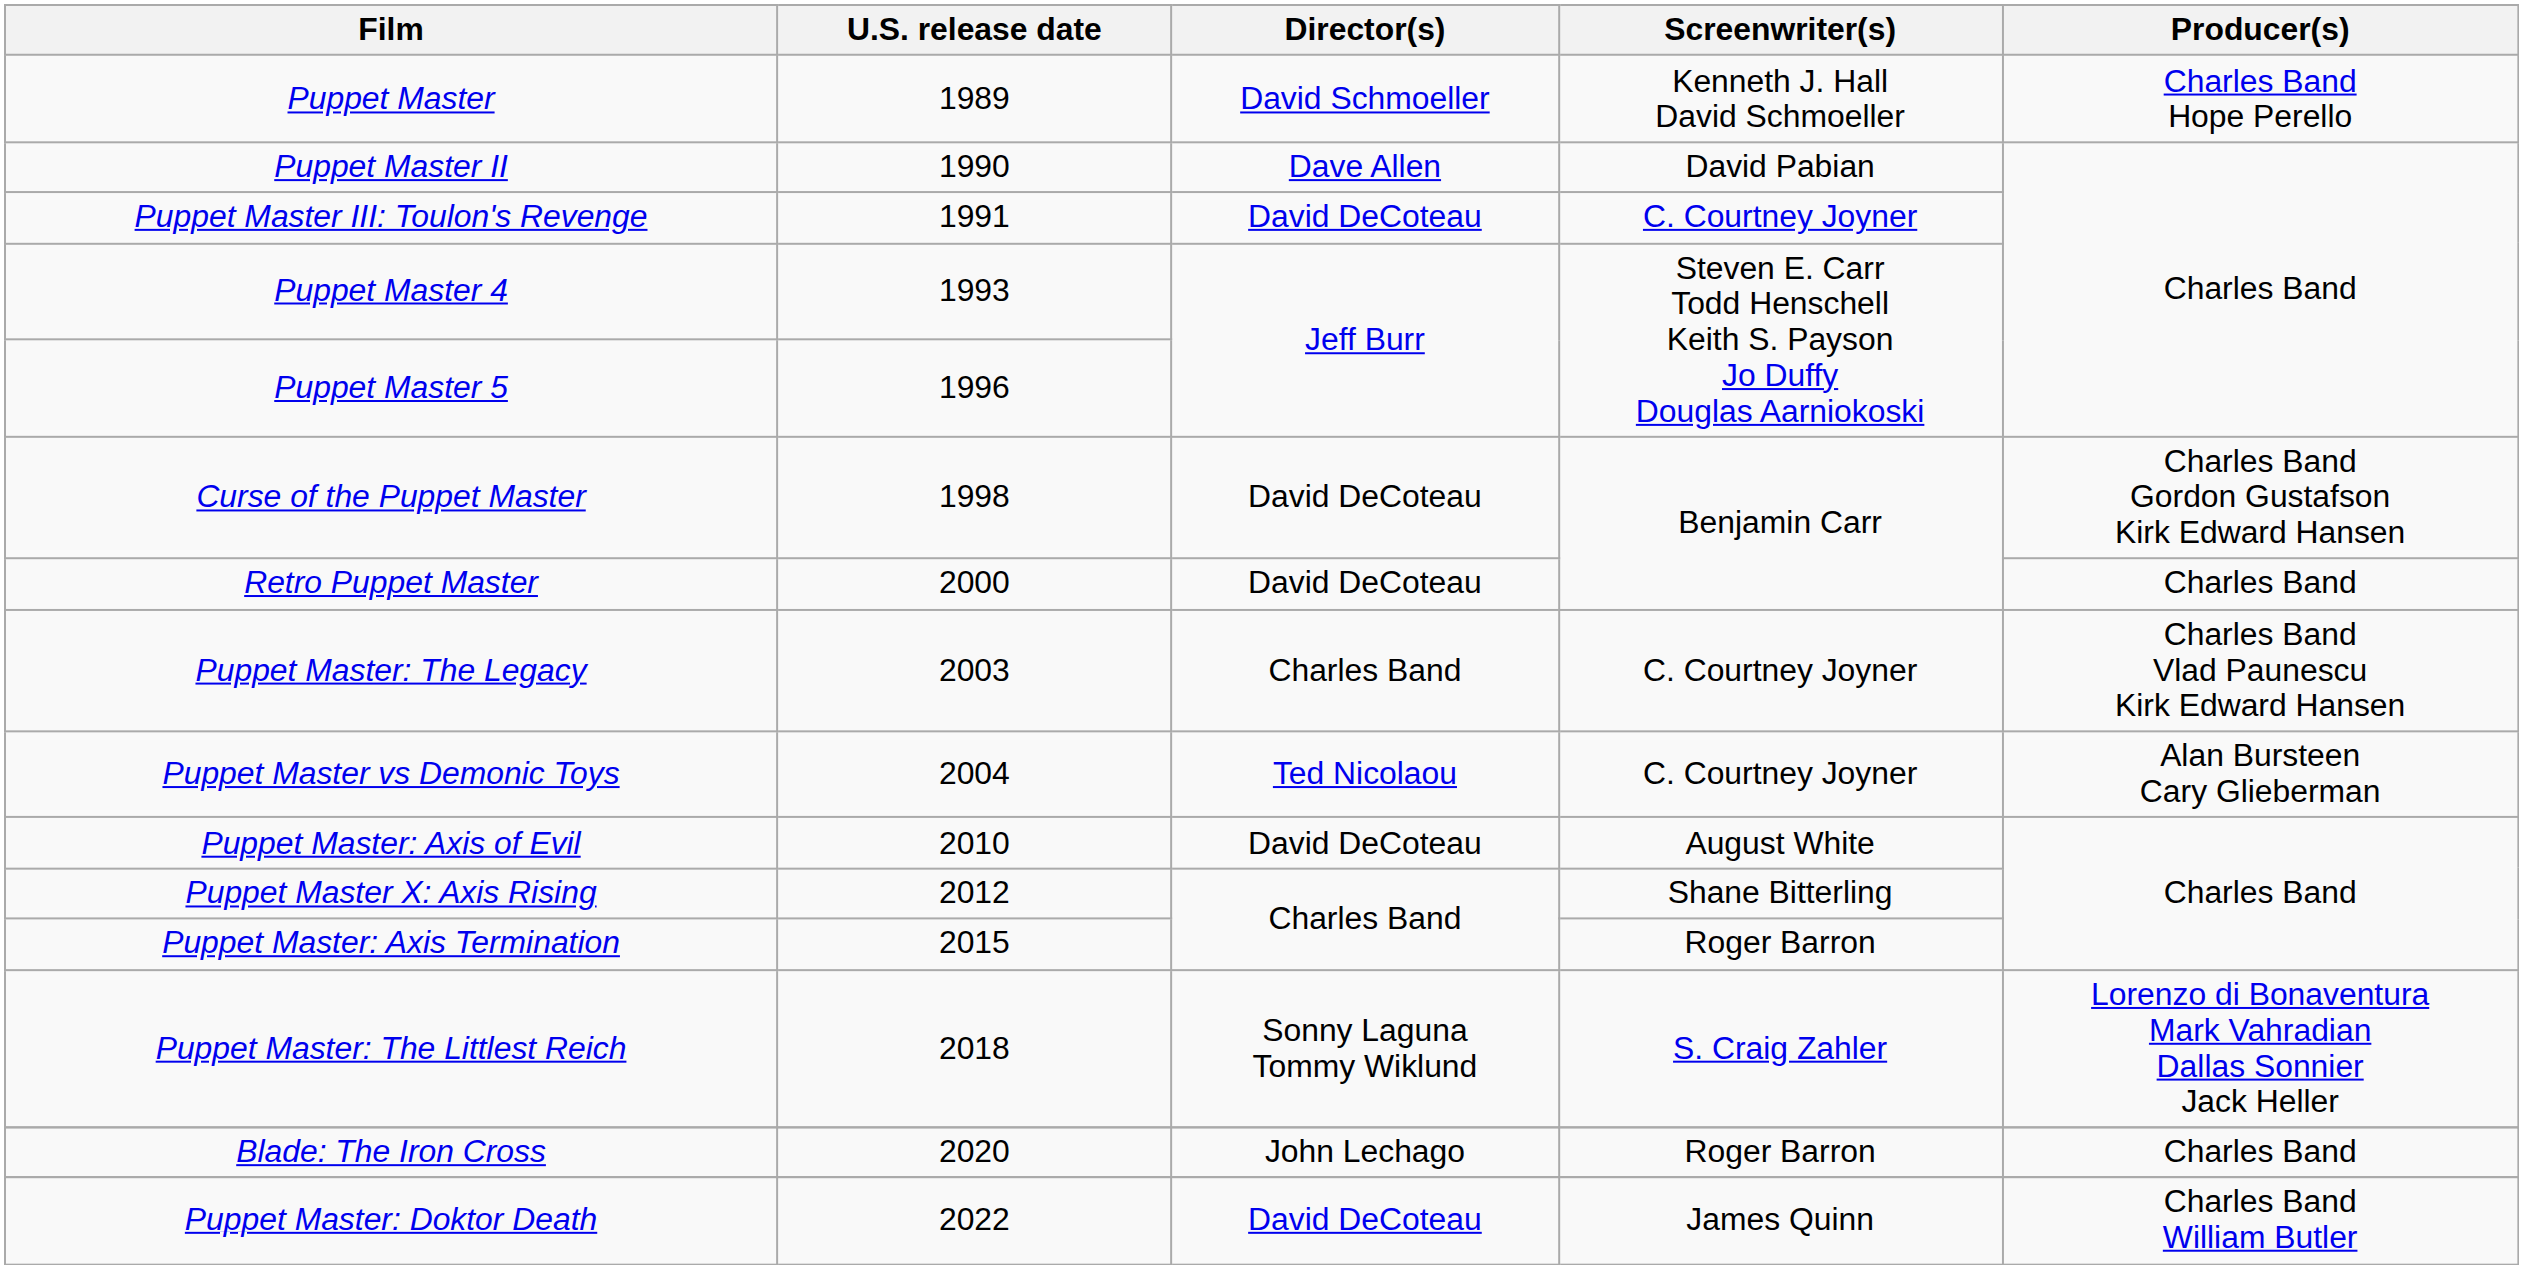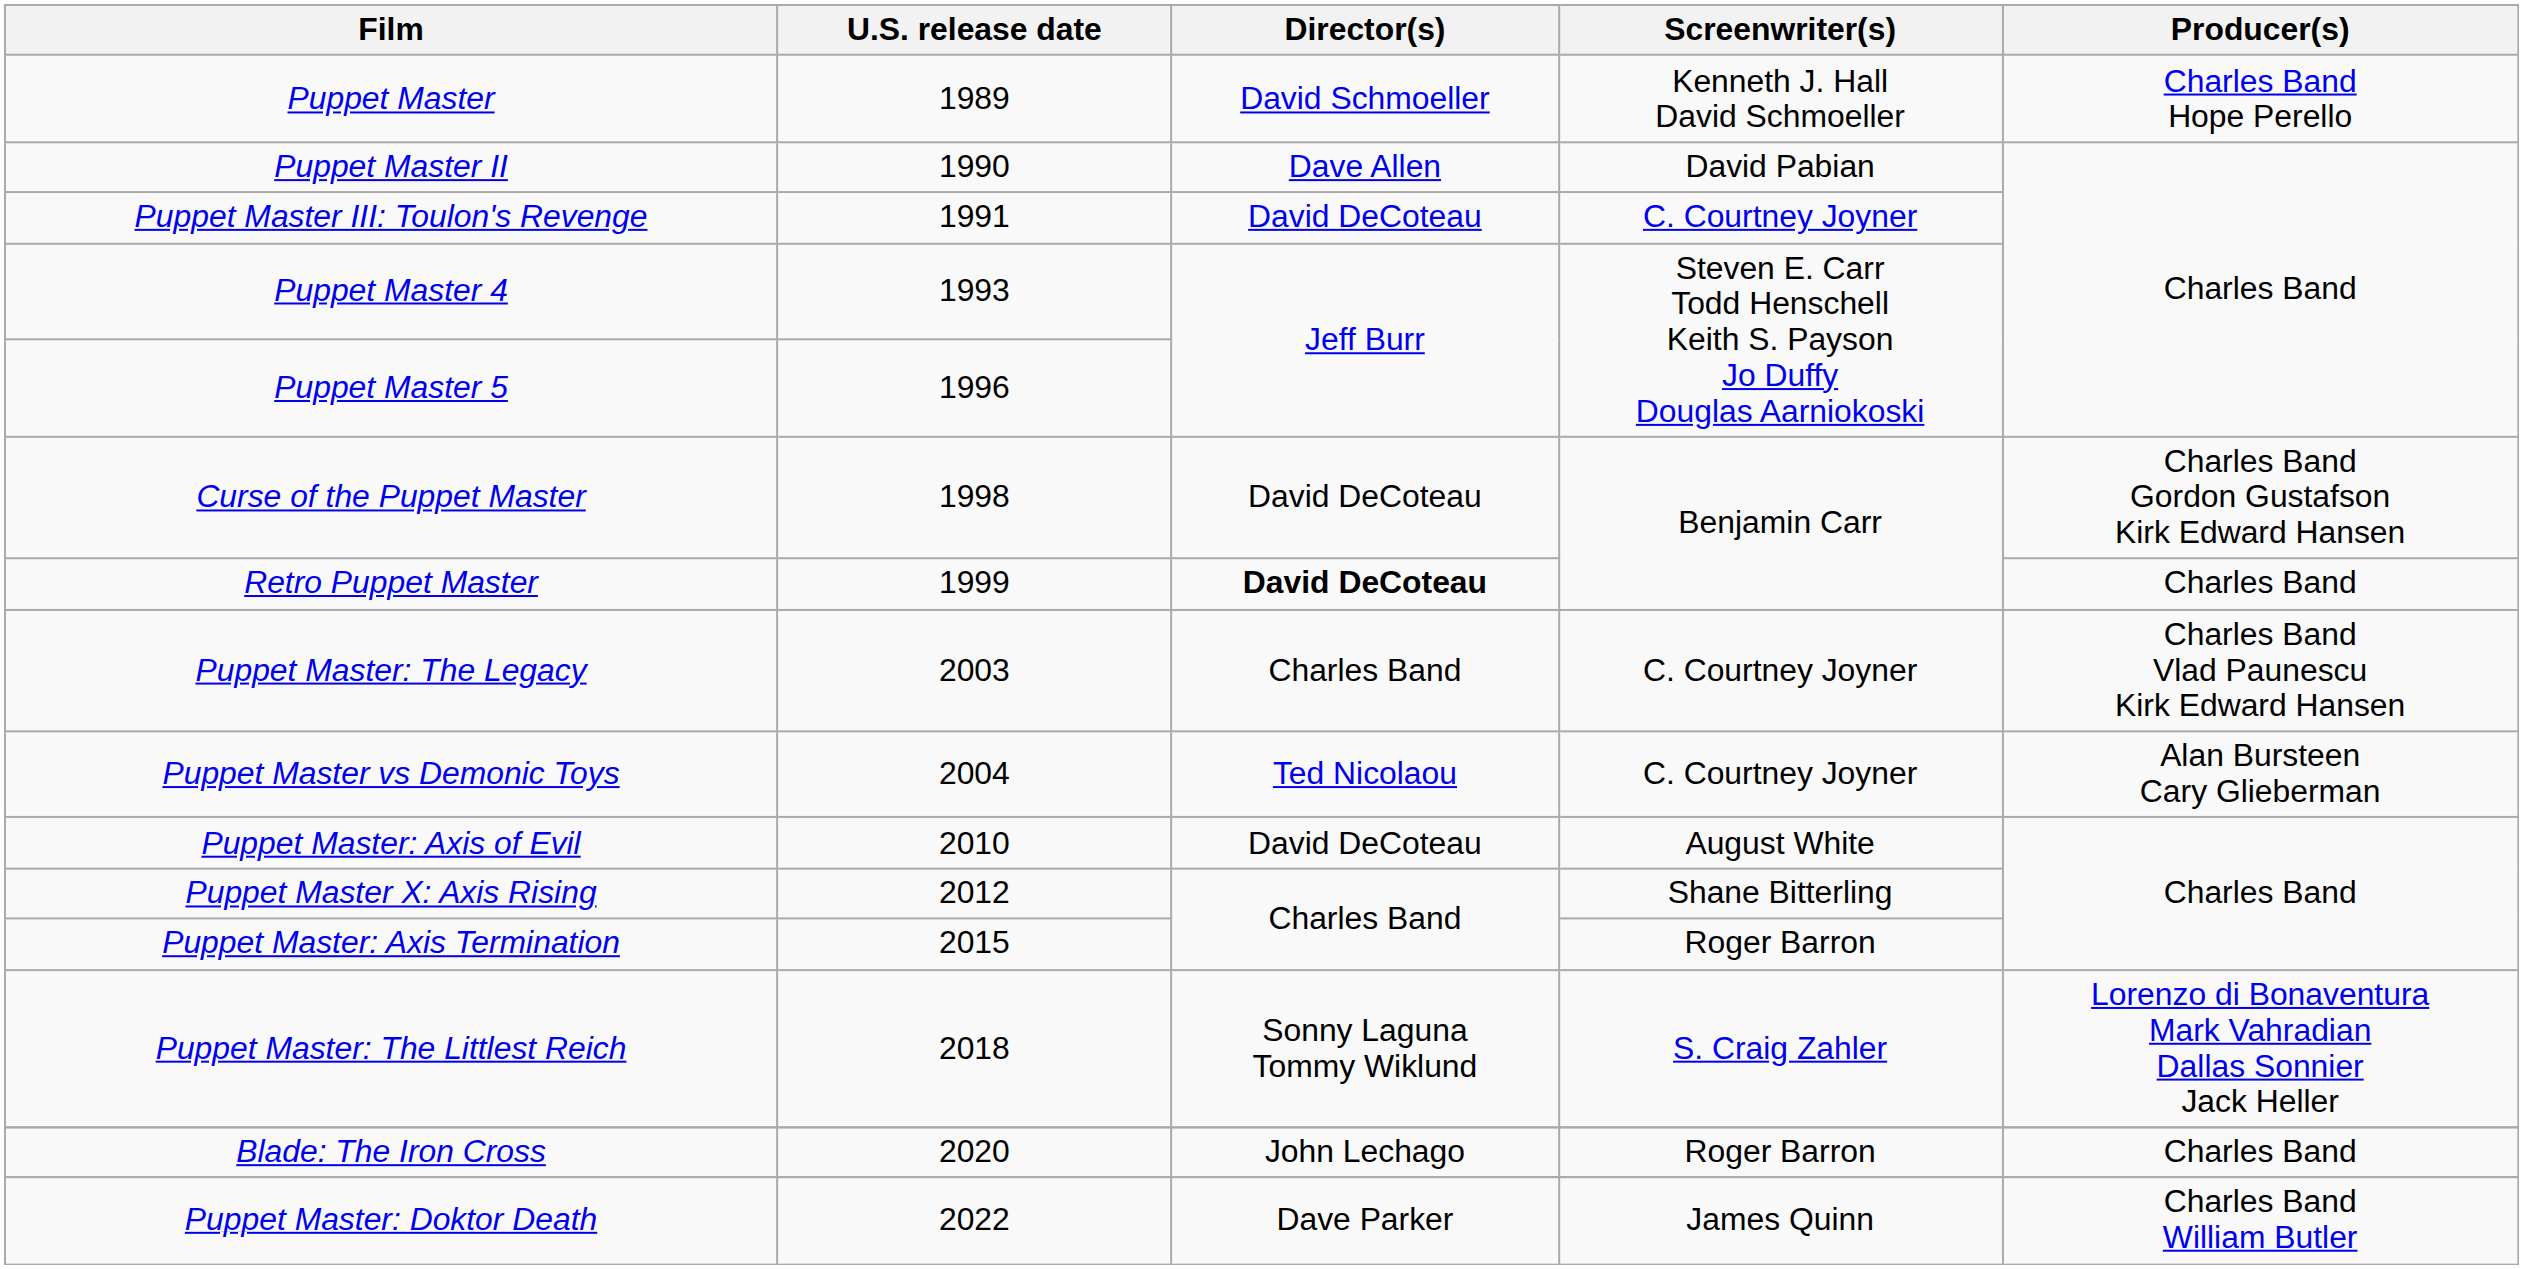(974, 583) 2000 -> (974, 583) 1999
(1365, 583) normal -> (1365, 583) bold
(1365, 1220) David DeCoteau -> (1365, 1220) Dave Parker
